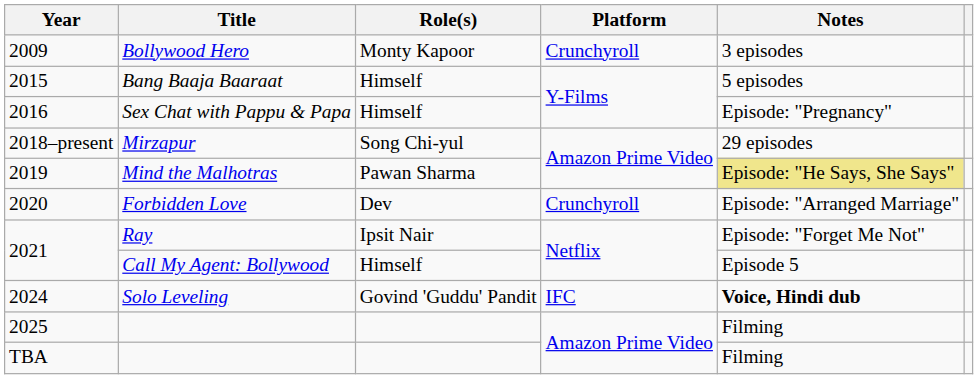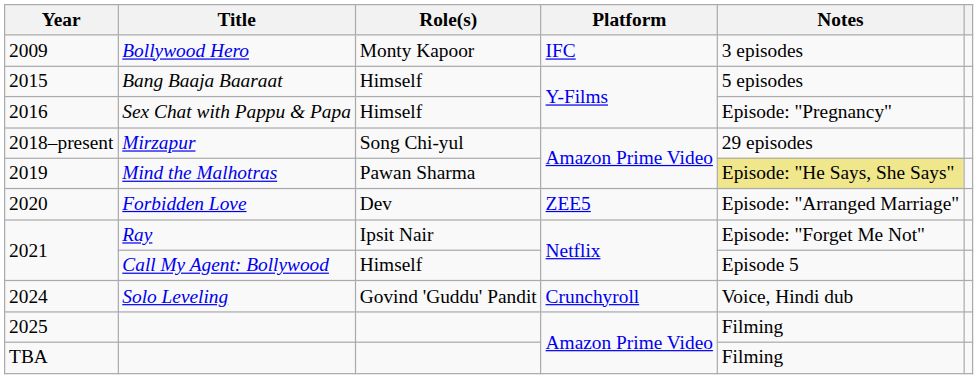(592, 50) Crunchyroll -> (561, 50) IFC
(592, 204) Crunchyroll -> (568, 204) ZEE5
(561, 296) IFC -> (592, 296) Crunchyroll
(791, 296) bold -> (788, 296) normal
